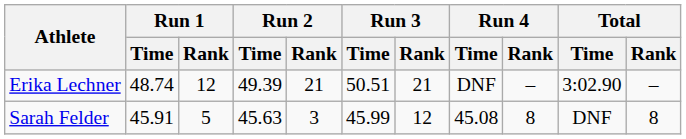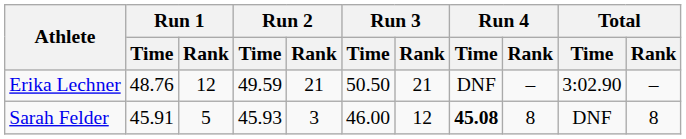(152, 85) 48.74 -> (152, 85) 48.76
(260, 85) 49.39 -> (260, 85) 49.59
(368, 85) 50.51 -> (368, 85) 50.50
(260, 117) 45.63 -> (260, 117) 45.93
(368, 117) 45.99 -> (368, 117) 46.00
(476, 117) normal -> (476, 117) bold
